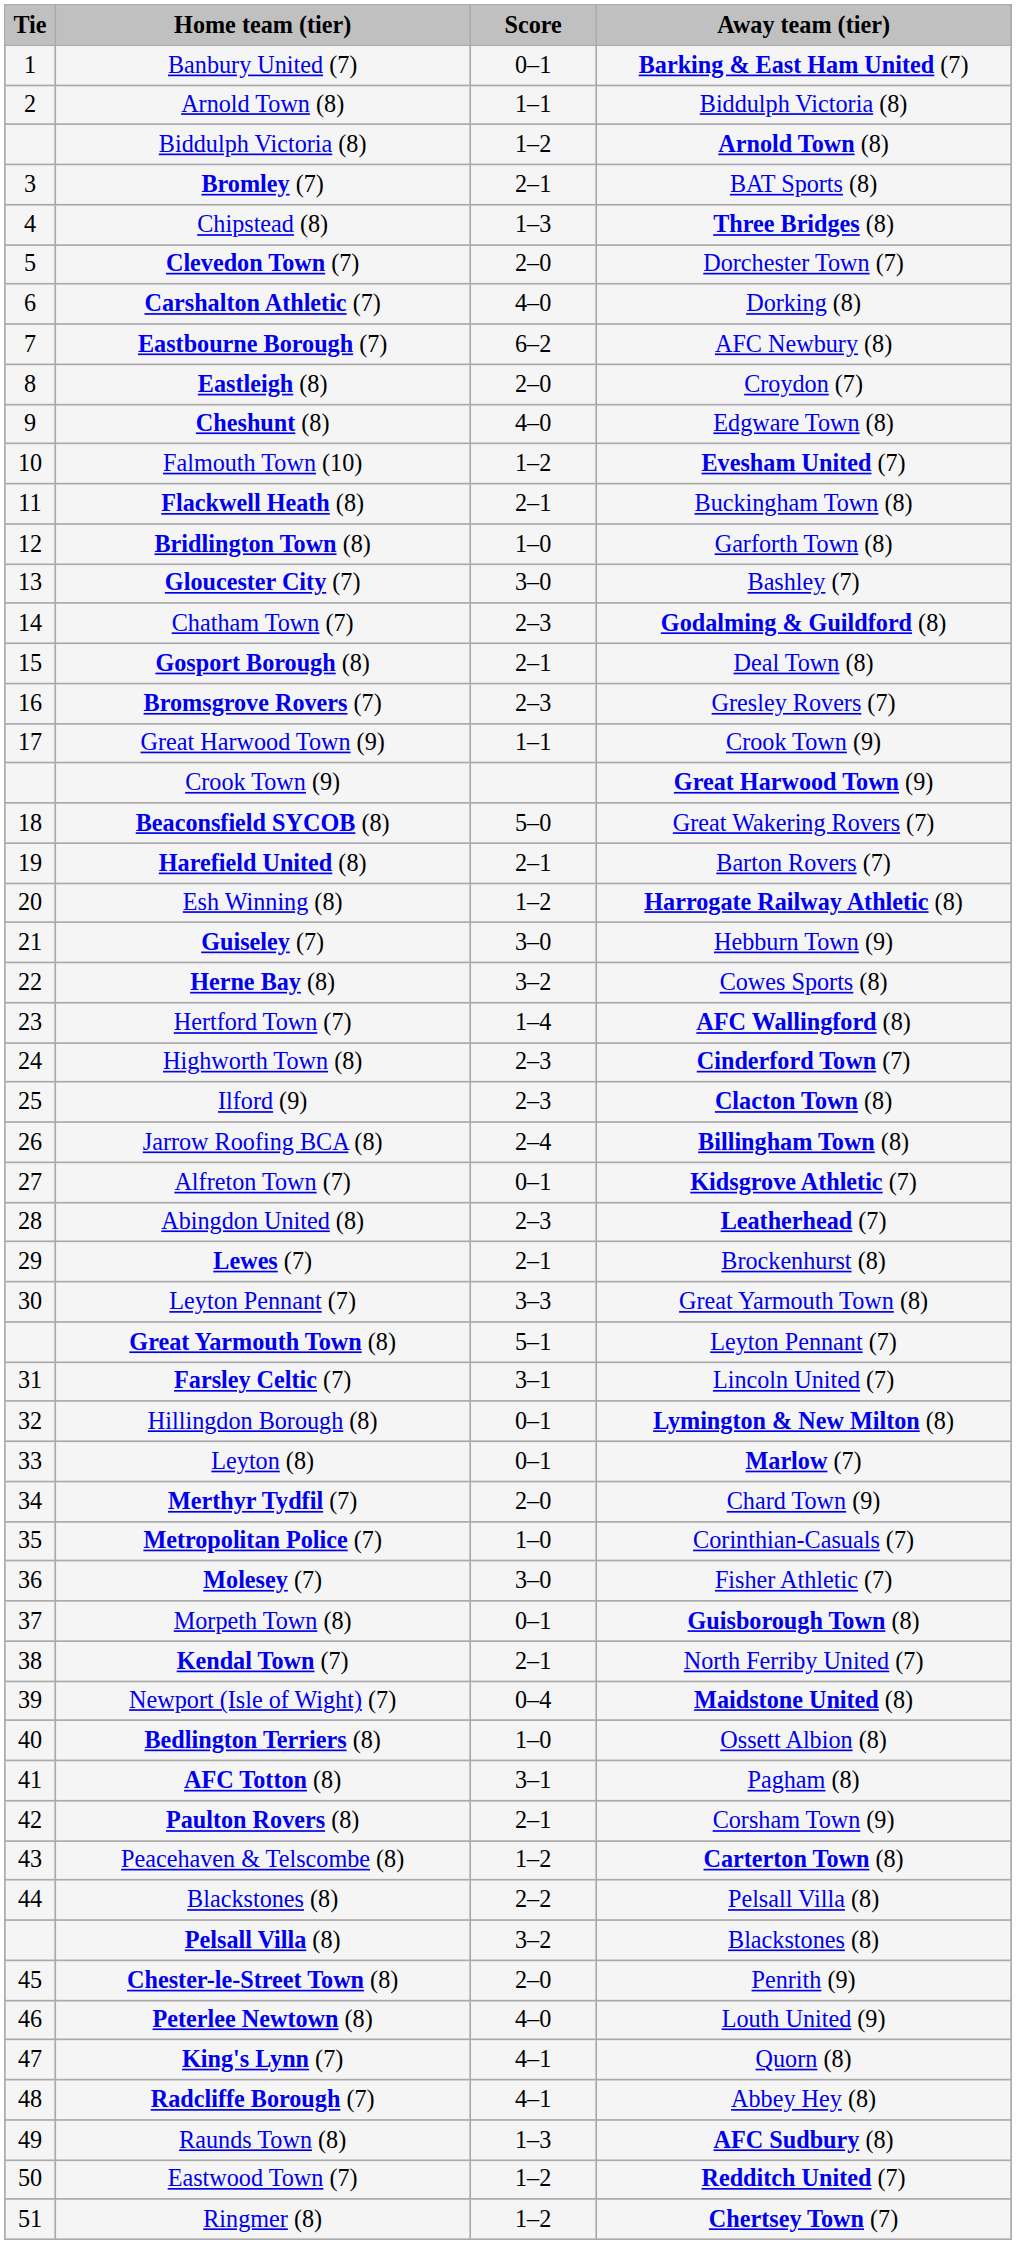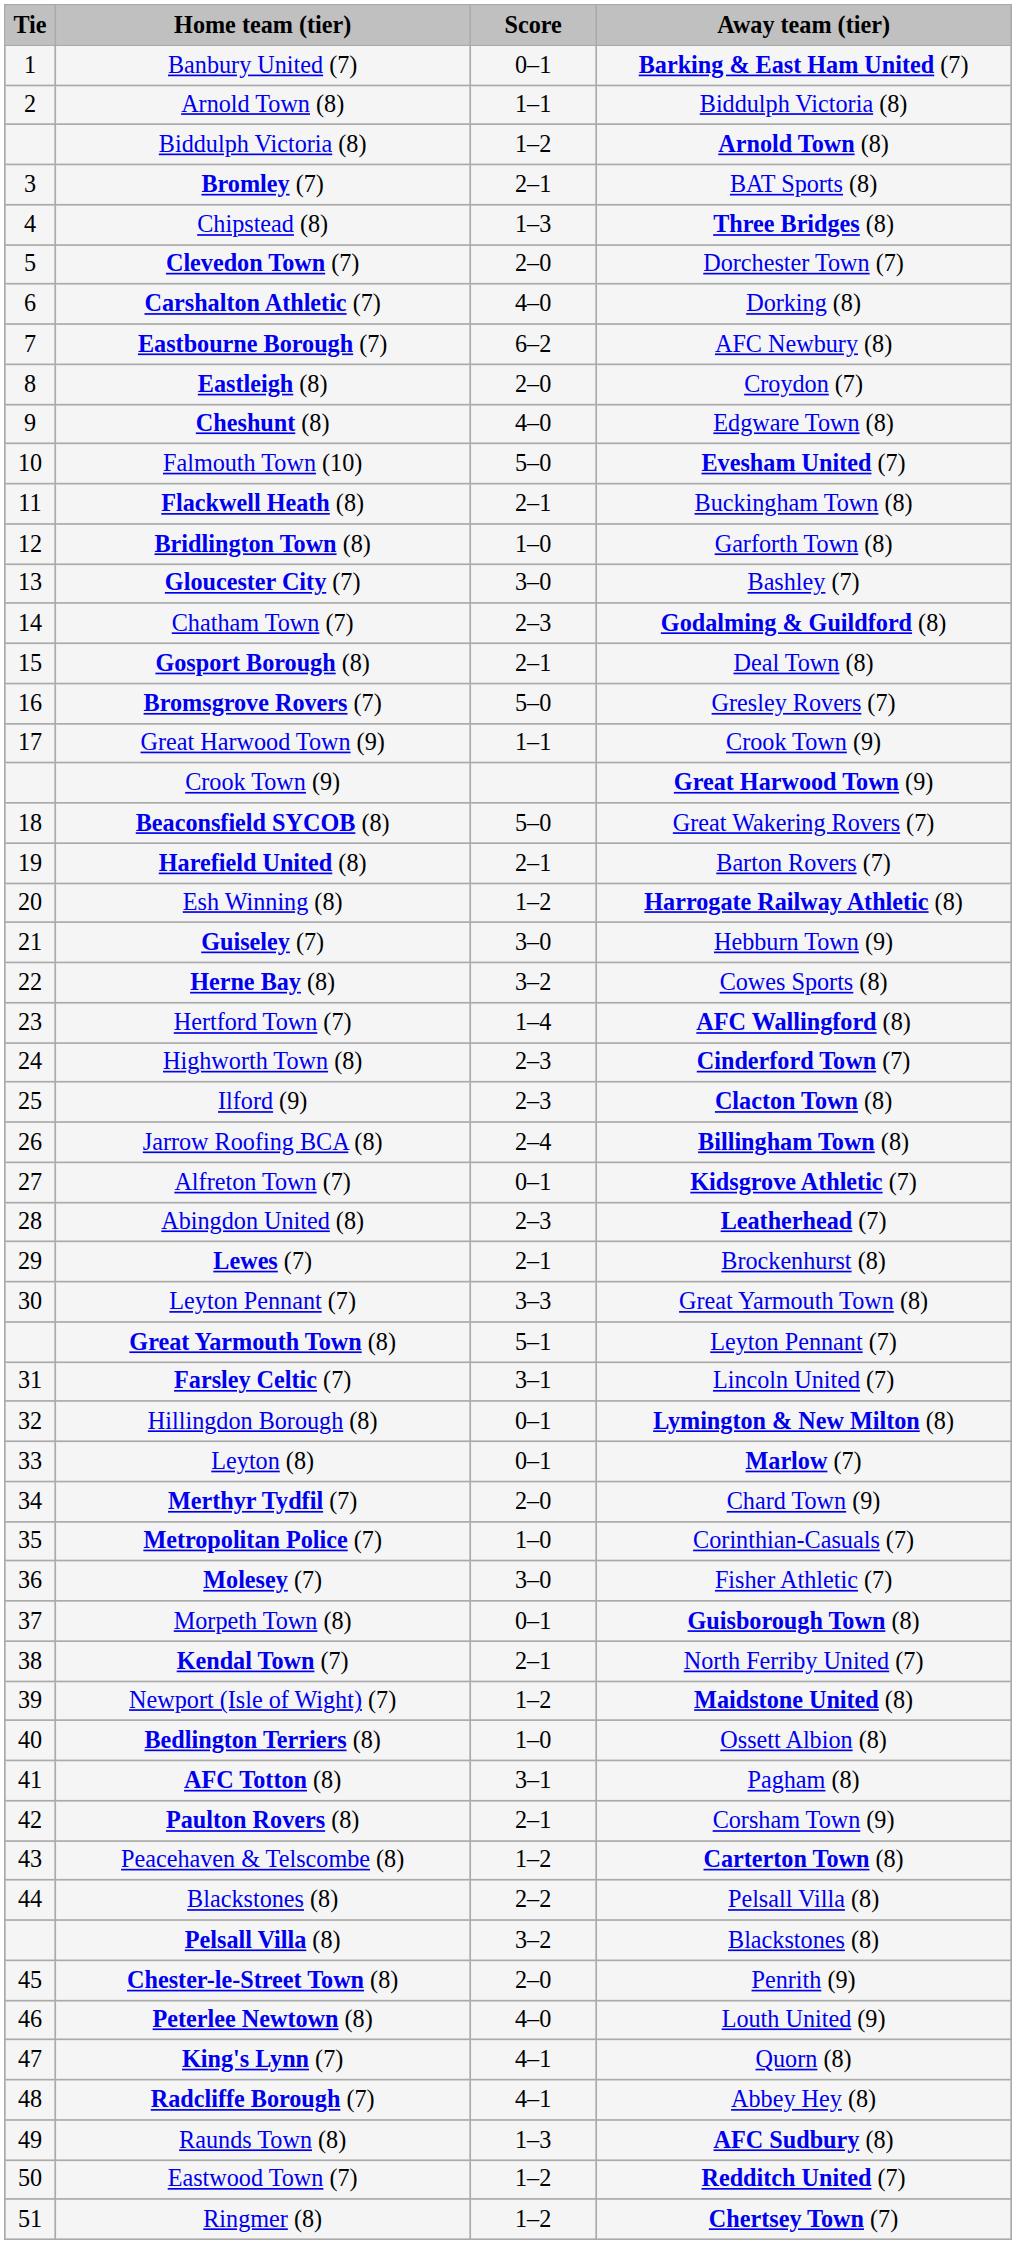(533, 463) 1–2 -> (533, 463) 5–0
(533, 703) 2–3 -> (533, 703) 5–0
(533, 1700) 0–4 -> (533, 1700) 1–2
